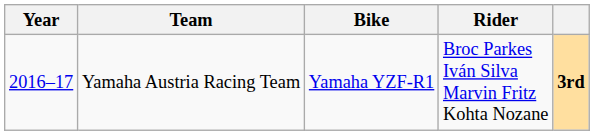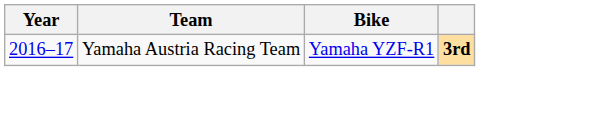- column: (496, 19)
